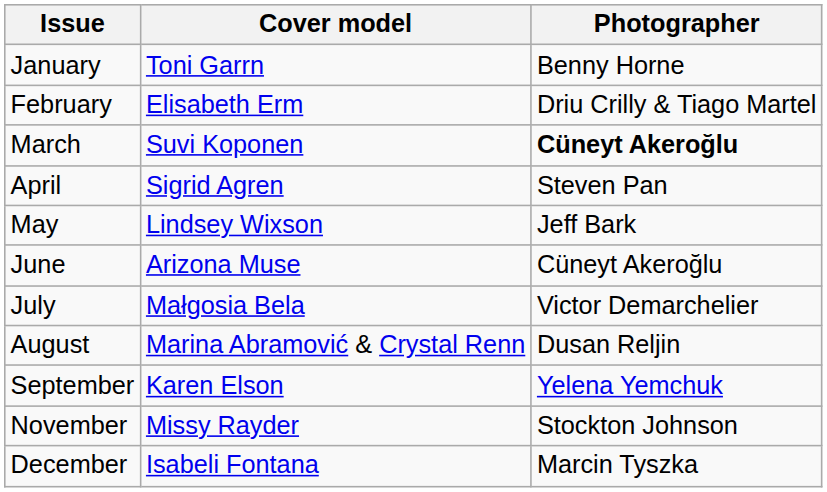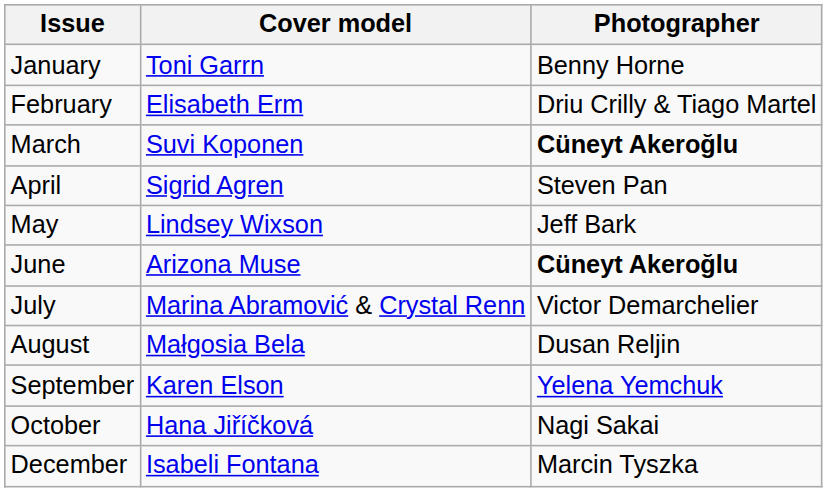(630, 265) normal -> (638, 265) bold
(225, 305) Małgosia Bela -> (336, 305) Marina Abramović & Crystal Renn
(336, 345) Marina Abramović & Crystal Renn -> (225, 345) Małgosia Bela
+ row: (56, 425)
- row: (69, 425)
